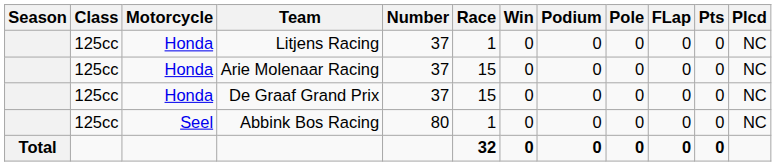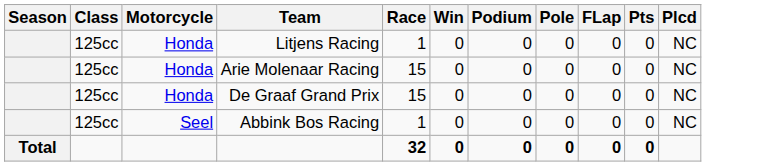- column: (418, 17)
